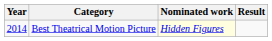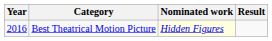(17, 28) 2014 -> (17, 28) 2016
